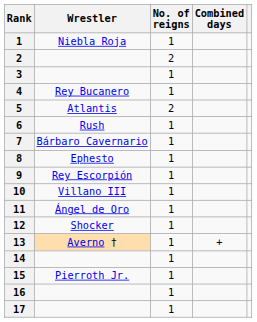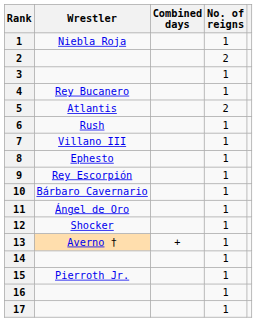columns swapped: (171, 19) <-> (219, 19)
(92, 142) Bárbaro Cavernario -> (92, 142) Villano III
(92, 192) Villano III -> (92, 192) Bárbaro Cavernario
